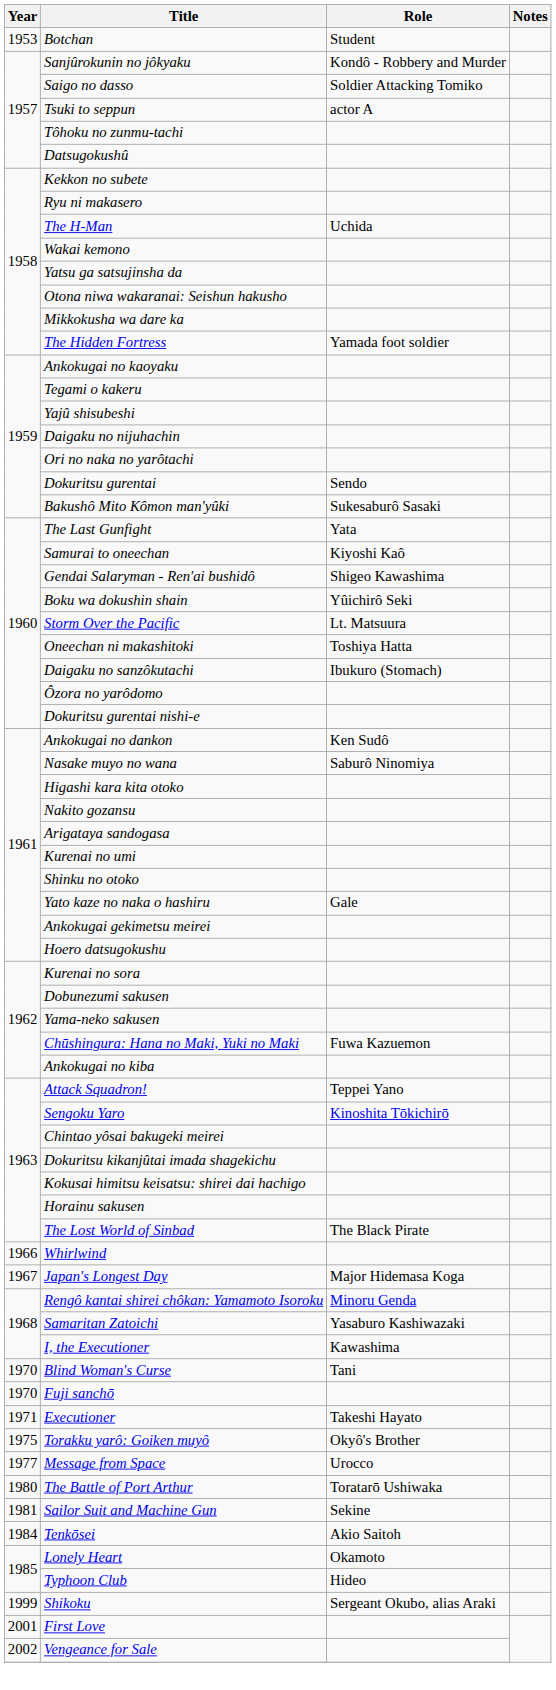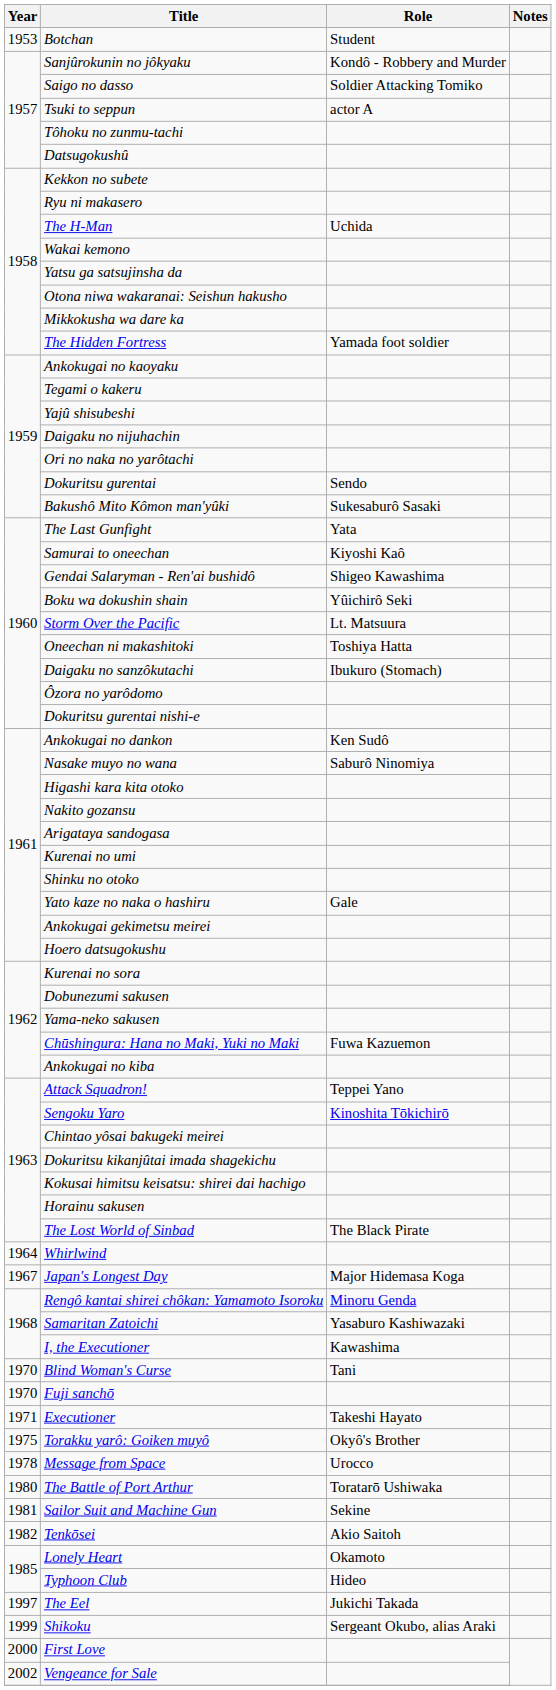(23, 1253) 1966 -> (23, 1253) 1964
(23, 1463) 1977 -> (23, 1463) 1978
(23, 1533) 1984 -> (23, 1533) 1982
+ row: (67, 1603)
(23, 1626) 2001 -> (23, 1650) 2000
